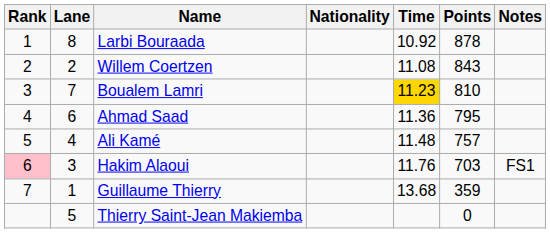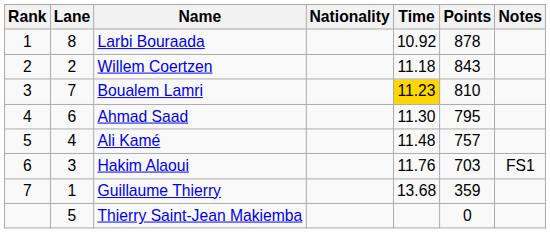(417, 66) 11.08 -> (417, 66) 11.18
(417, 116) 11.36 -> (417, 116) 11.30
(27, 166) pink background -> (27, 166) no background
